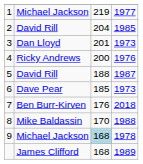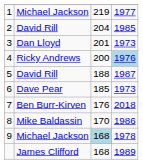(125, 58) no background -> (125, 58) lightblue background
(125, 120) 1988 -> (125, 120) 1986
